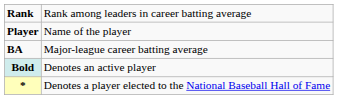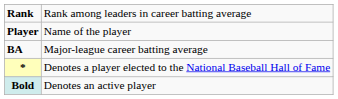rows swapped: (23, 85) <-> (23, 67)
